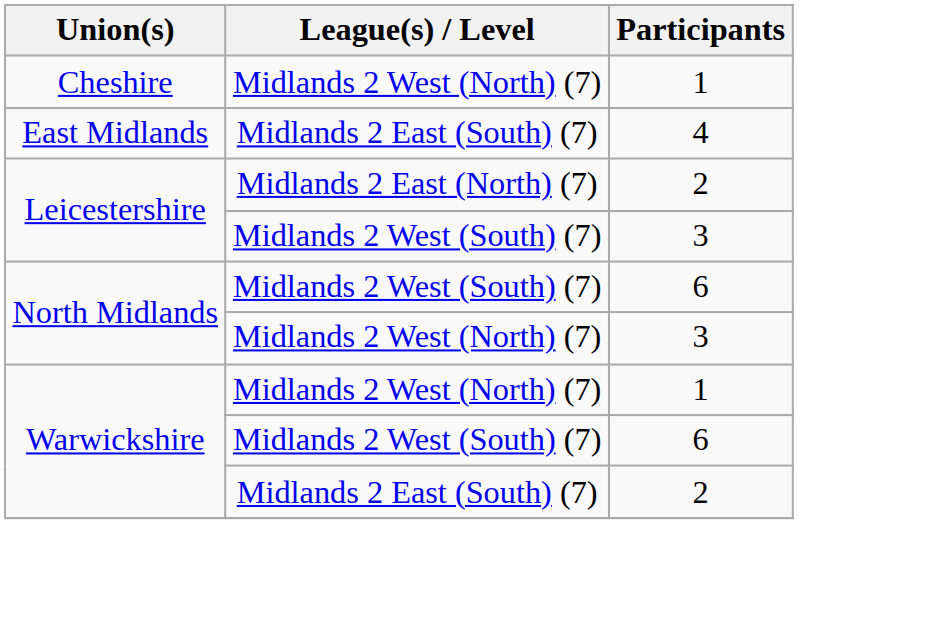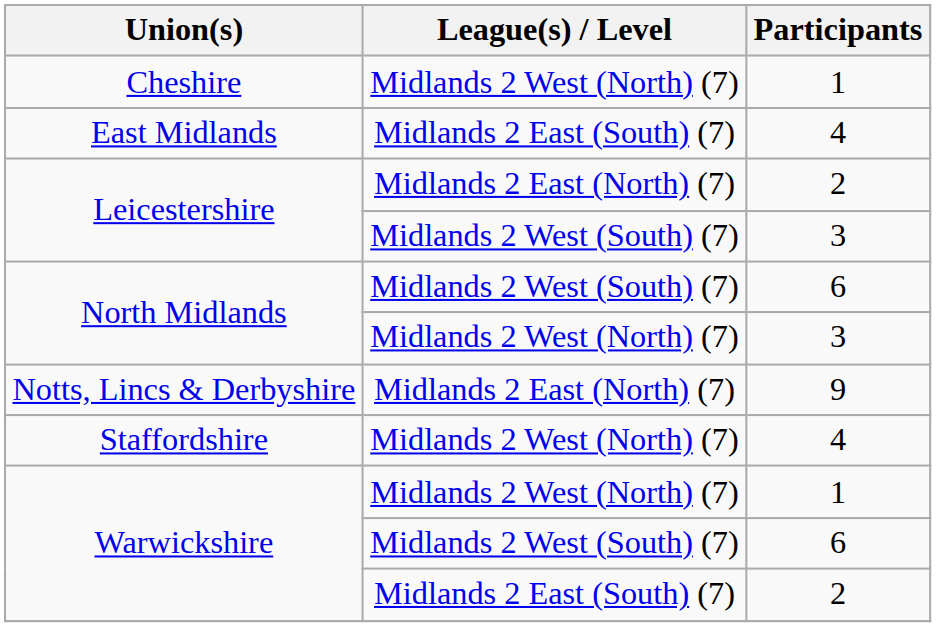+ row: (184, 388)
+ row: (184, 440)
